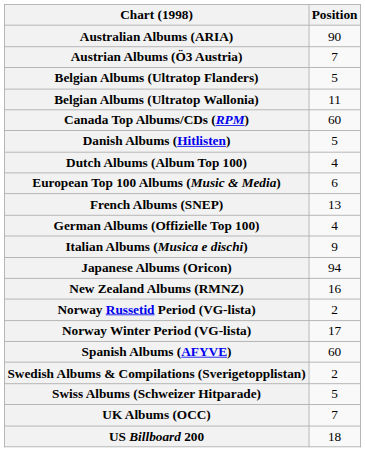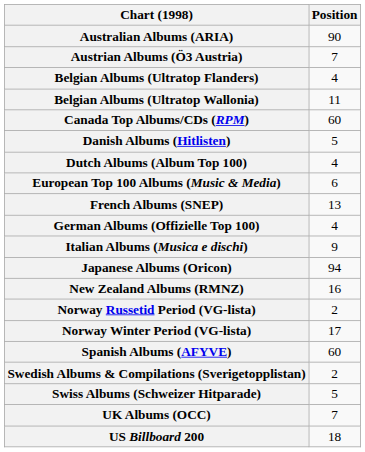(335, 78) 5 -> (335, 78) 4
